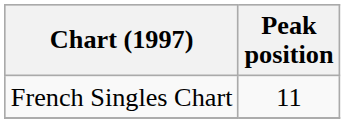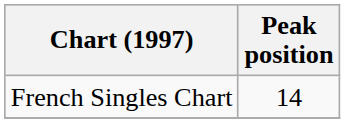(289, 96) 11 -> (289, 96) 14
